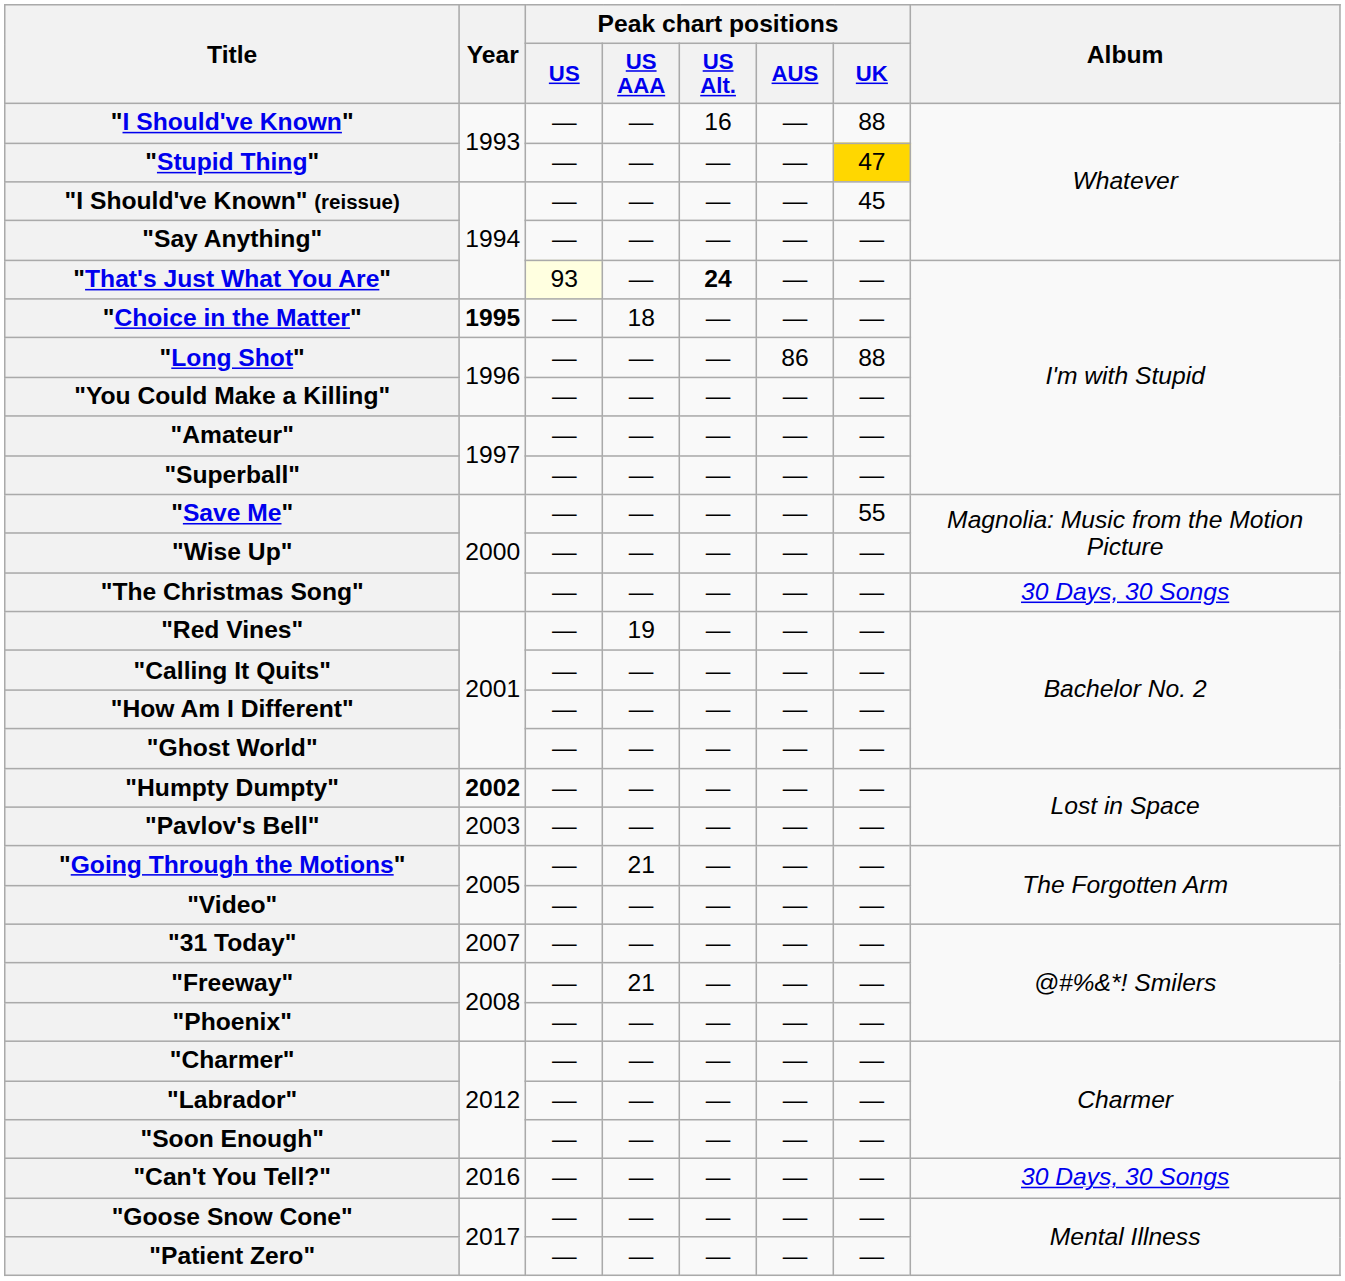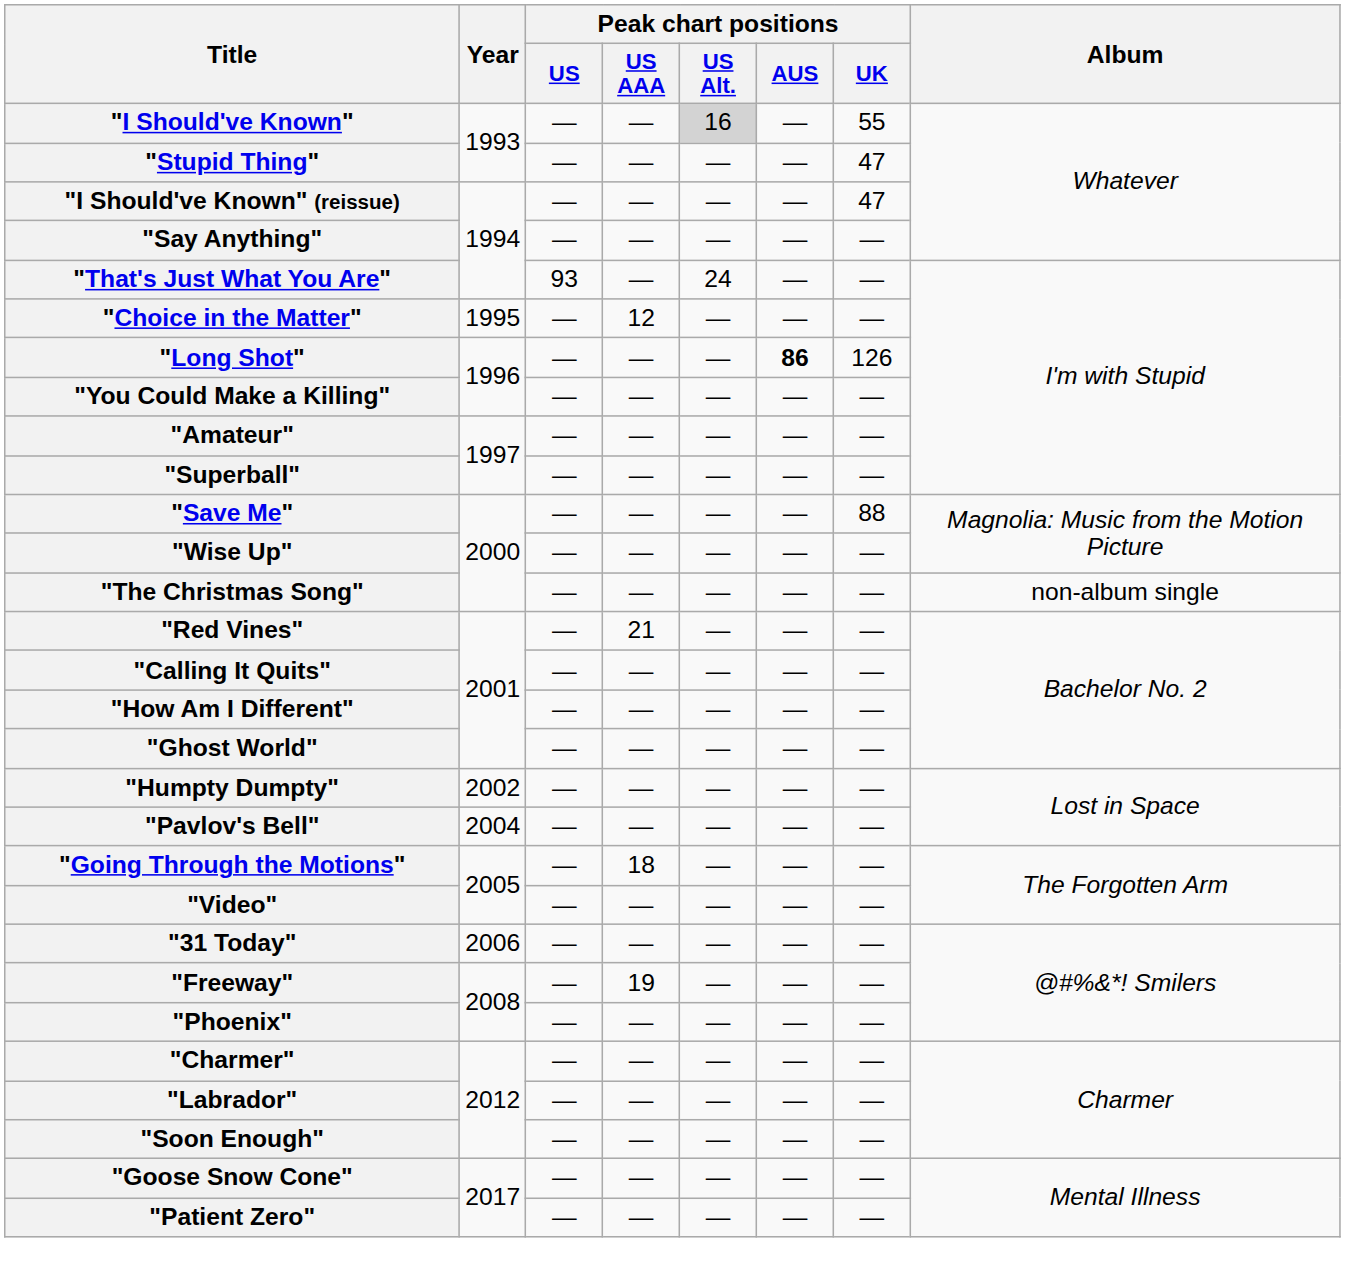(718, 122) no background -> (718, 122) lightgrey background
(872, 122) 88 -> (872, 122) 55
(872, 161) gold background -> (872, 161) no background
(872, 200) 45 -> (872, 200) 47
(564, 279) lightyellow background -> (564, 279) no background
(718, 279) bold -> (718, 279) normal
(493, 318) bold -> (493, 318) normal
(641, 318) 18 -> (641, 318) 12
(795, 357) normal -> (795, 357) bold
(872, 357) 88 -> (872, 357) 126
(872, 513) 55 -> (872, 513) 88
(1125, 591) 30 Days, 30 Songs -> (1125, 591) non-album single
(641, 630) 19 -> (641, 630) 21
(493, 787) bold -> (493, 787) normal
(493, 826) 2003 -> (493, 826) 2004
(641, 865) 21 -> (641, 865) 18
(493, 943) 2007 -> (493, 943) 2006
(641, 982) 21 -> (641, 982) 19
- row: (232, 1177)
